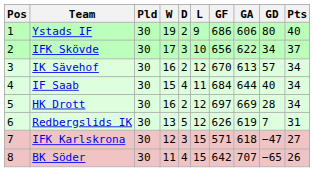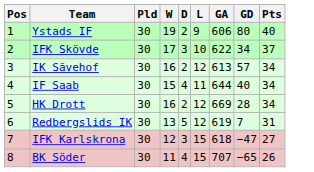- column: (222, 13)
